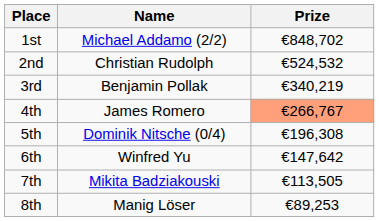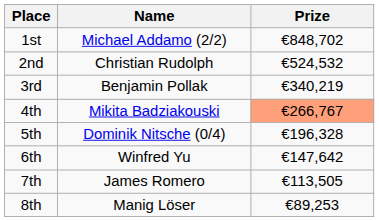(154, 110) James Romero -> (154, 110) Mikita Badziakouski
(312, 134) €196,308 -> (312, 134) €196,328
(154, 181) Mikita Badziakouski -> (154, 181) James Romero
